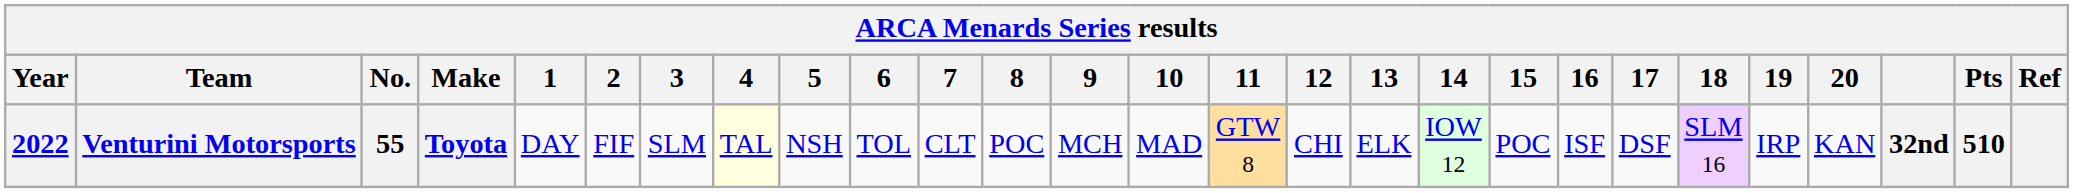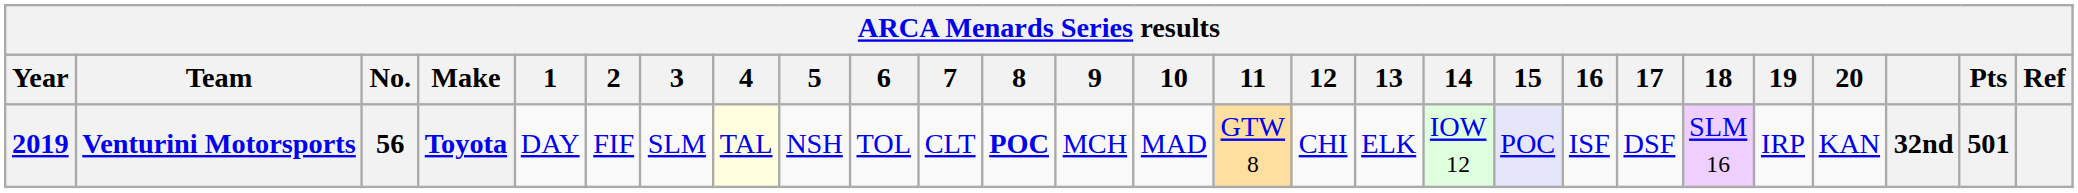(40, 144) 2022 -> (40, 144) 2019
(390, 144) 55 -> (390, 144) 56
(1017, 144) normal -> (1019, 144) bold
(1523, 144) no background -> (1528, 144) lavender background
(1984, 144) 510 -> (1988, 144) 501
